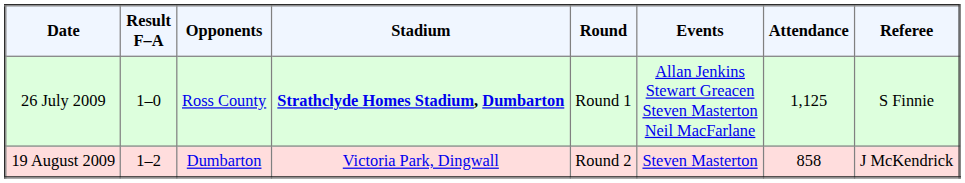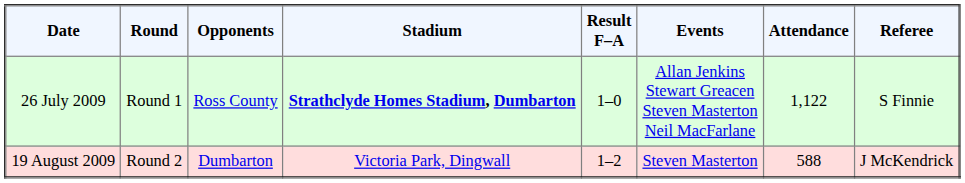columns swapped: (603, 30) <-> (149, 30)
(809, 101) 1,125 -> (809, 101) 1,122
(809, 161) 858 -> (809, 161) 588
